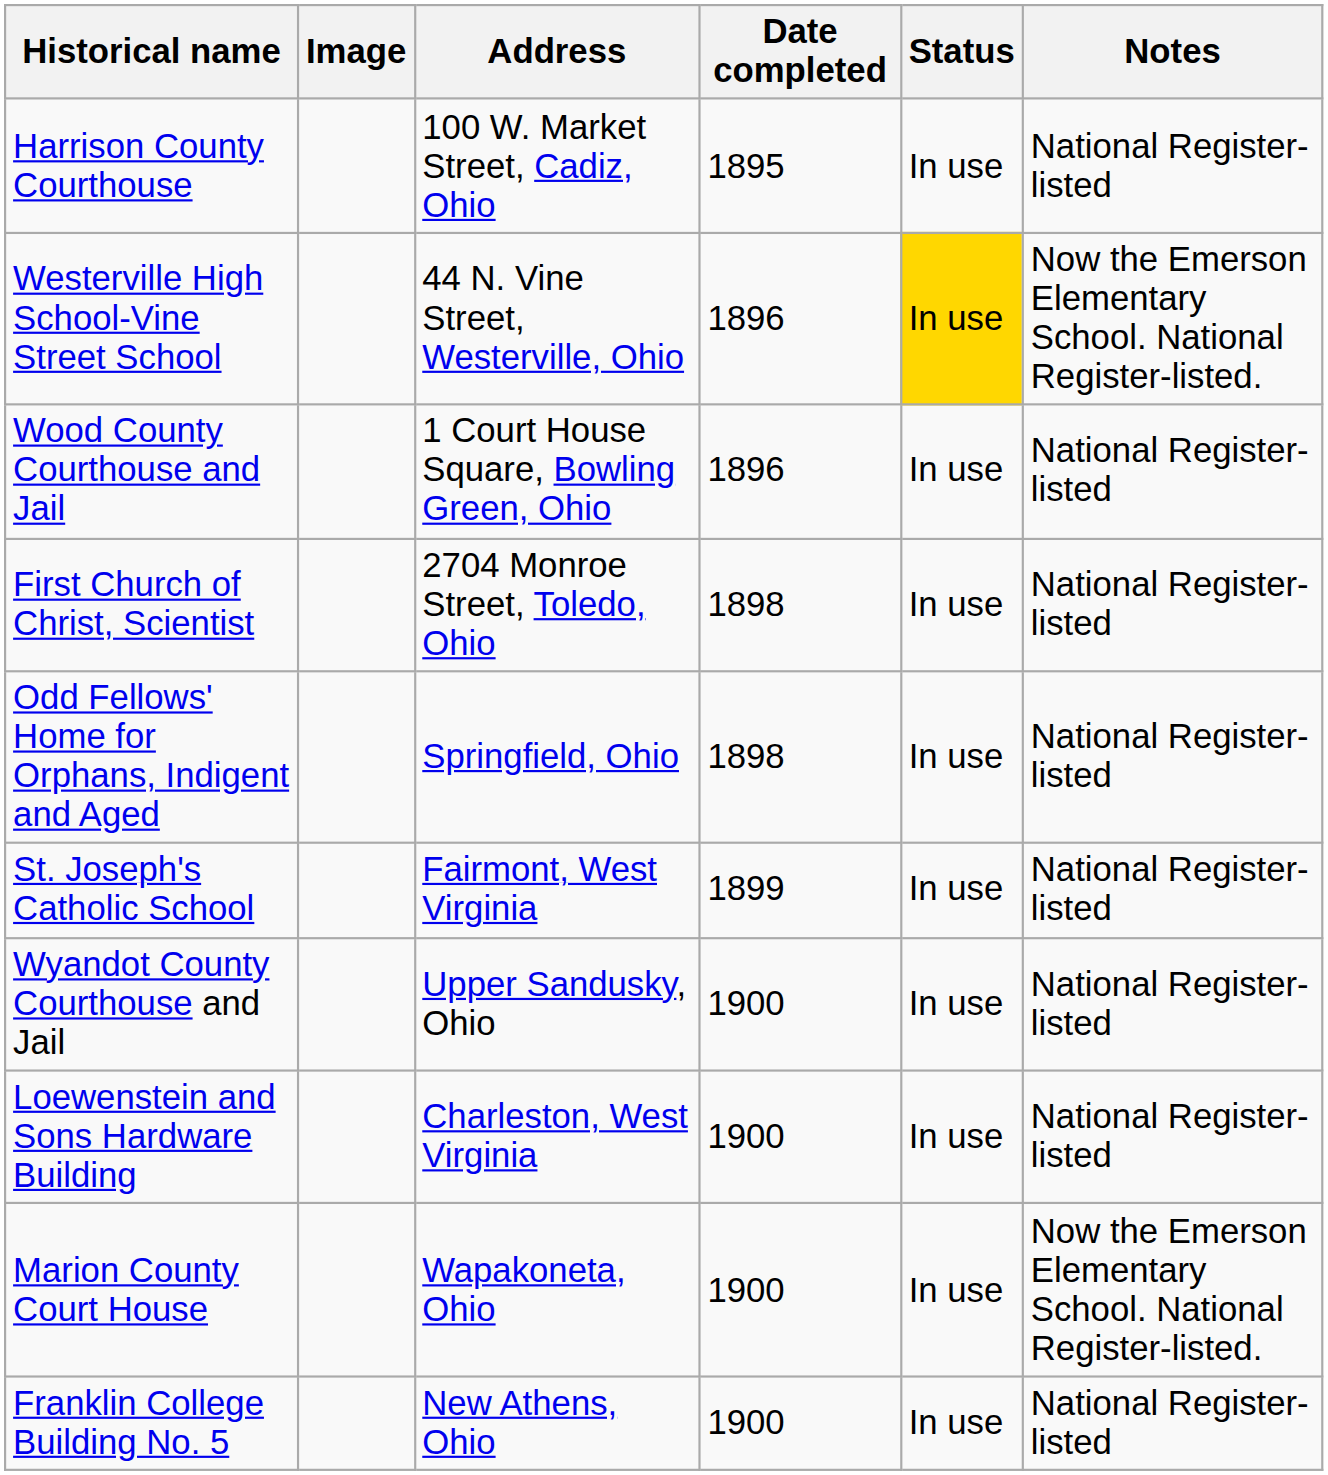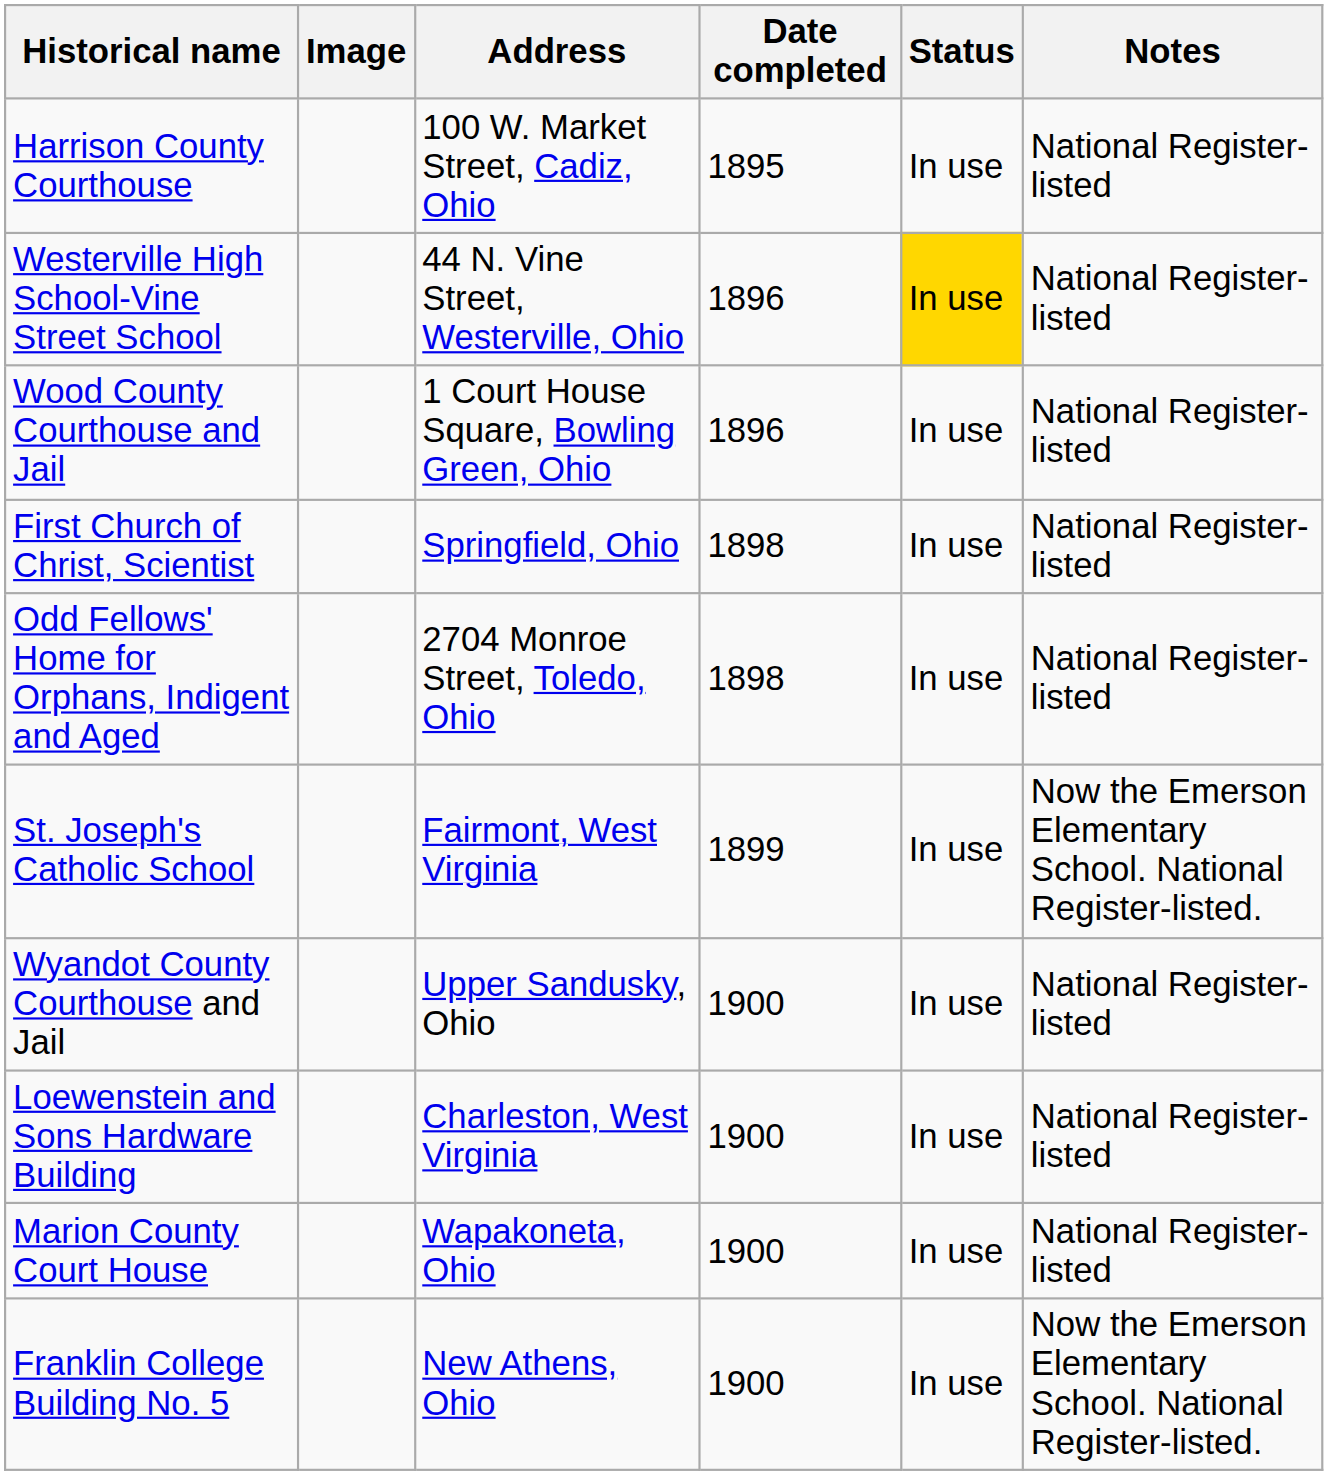(1169, 317) Now the Emerson Elementary School. National Register-listed. -> (1170, 298) National Register-listed
(534, 603) 2704 Monroe Street, Toledo, Ohio -> (551, 545) Springfield, Ohio
(551, 756) Springfield, Ohio -> (534, 678) 2704 Monroe Street, Toledo, Ohio
(1170, 889) National Register-listed -> (1169, 850) Now the Emerson Elementary School. National Register-listed.
(1169, 1289) Now the Emerson Elementary School. National Register-listed. -> (1170, 1250) National Register-listed
(1170, 1422) National Register-listed -> (1169, 1383) Now the Emerson Elementary School. National Register-listed.
